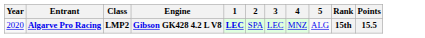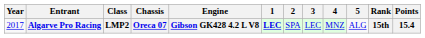+ column: (150, 11)
(15, 25) 2020 -> (15, 25) 2017
(369, 25) 15.5 -> (407, 25) 15.4
